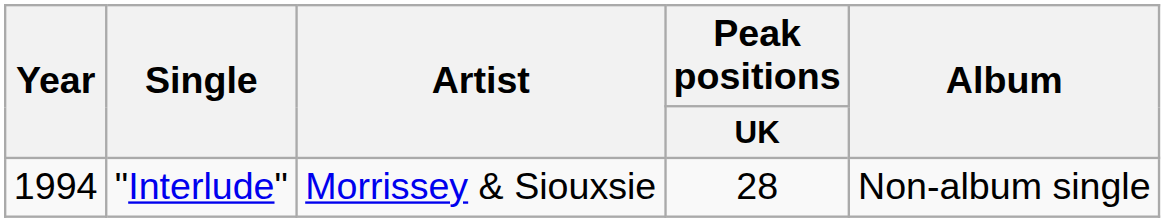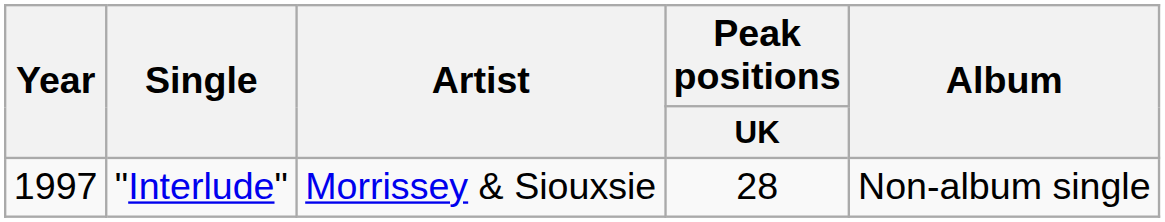(56, 186) 1994 -> (56, 186) 1997
